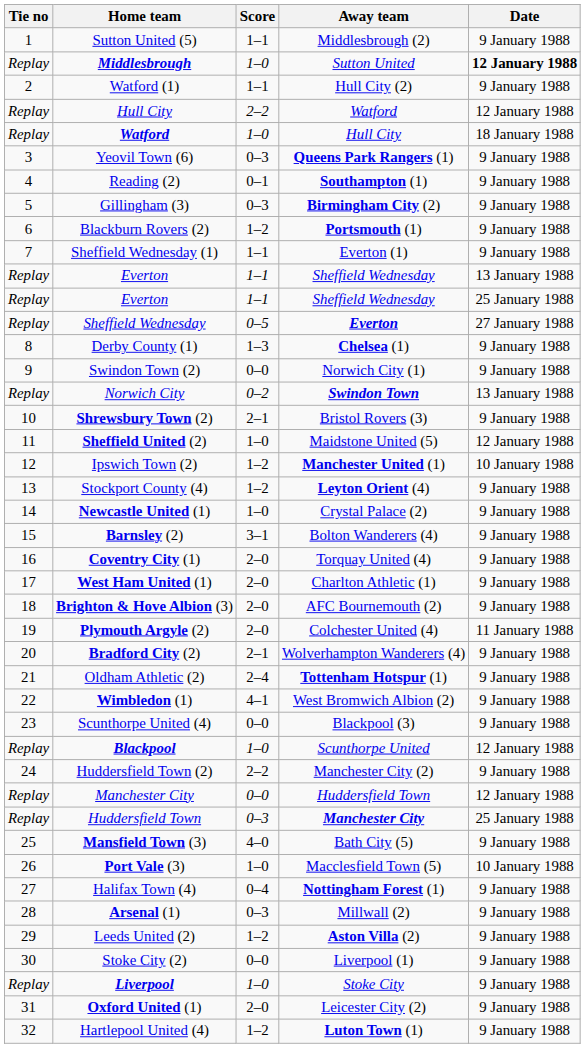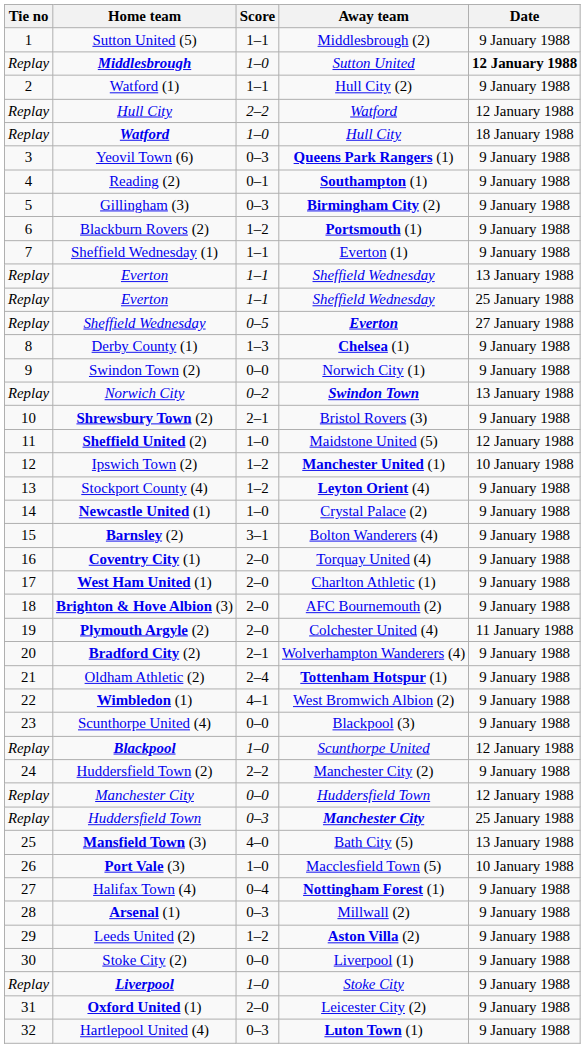(525, 842) 9 January 1988 -> (525, 842) 13 January 1988
(257, 1031) 1–2 -> (257, 1031) 0–3
